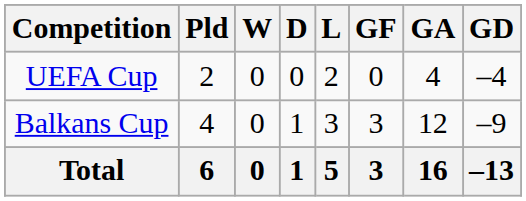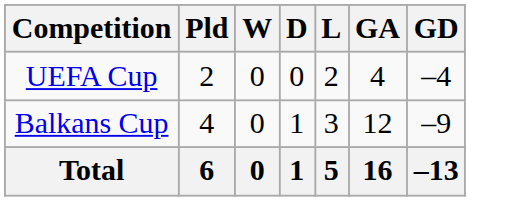- column: (376, 28)
